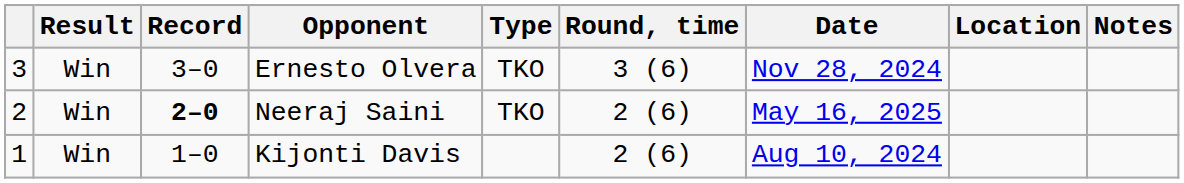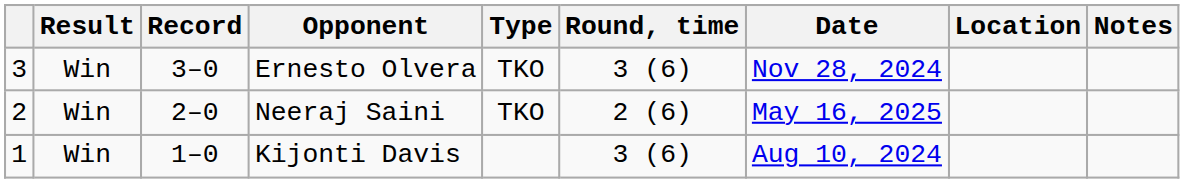(195, 113) bold -> (195, 113) normal
(652, 156) 2 (6) -> (652, 156) 3 (6)
